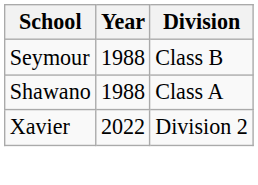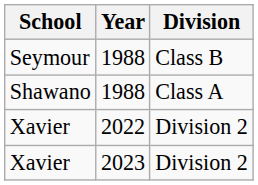+ row: (40, 162)
